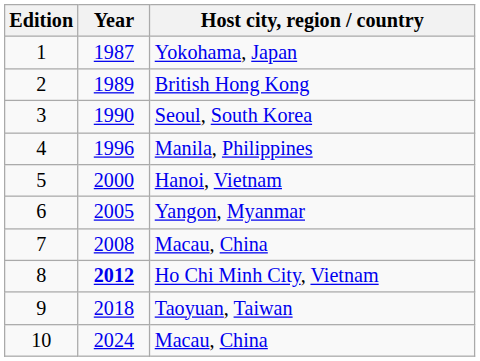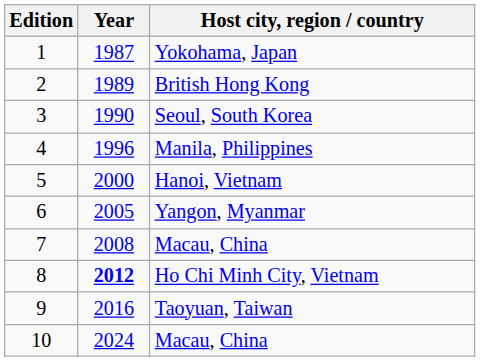(114, 308) 2018 -> (114, 308) 2016
